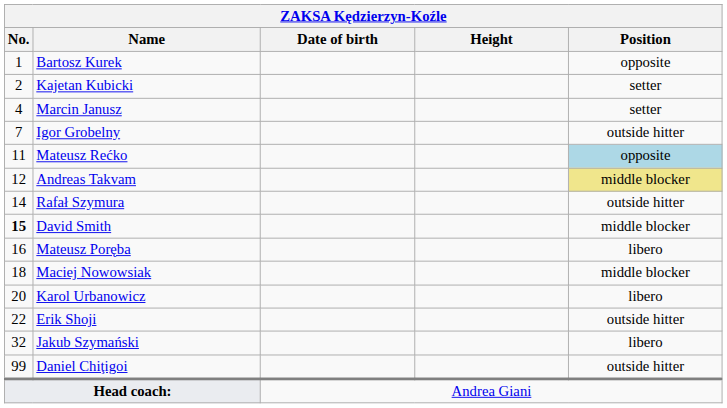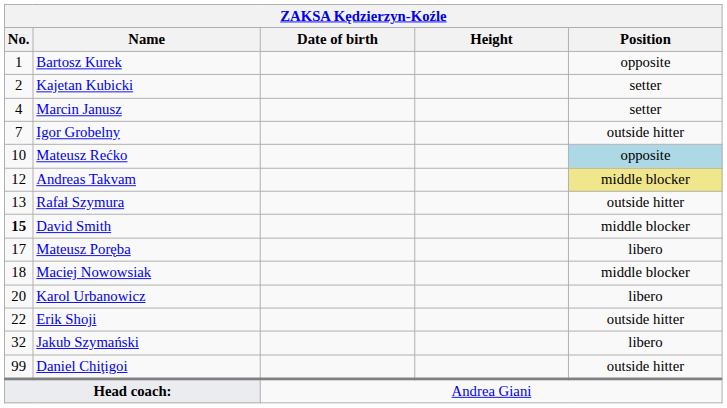(19, 156) 11 -> (19, 156) 10
(19, 202) 14 -> (19, 202) 13
(19, 249) 16 -> (19, 249) 17
